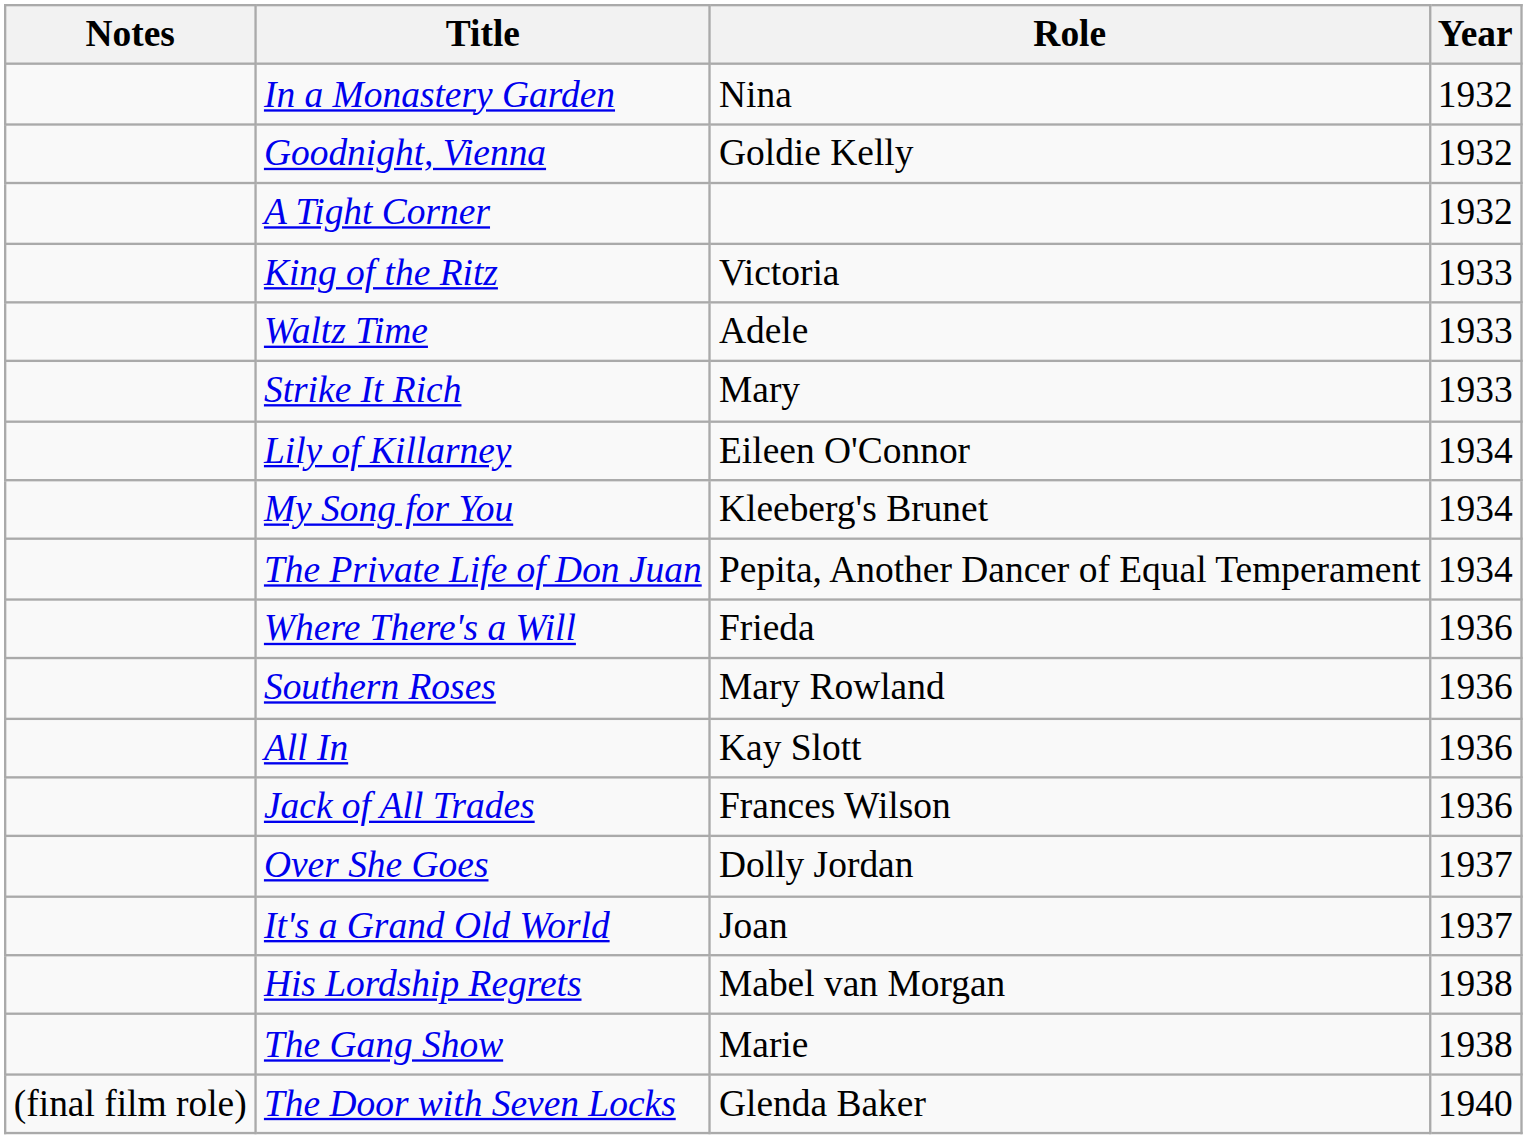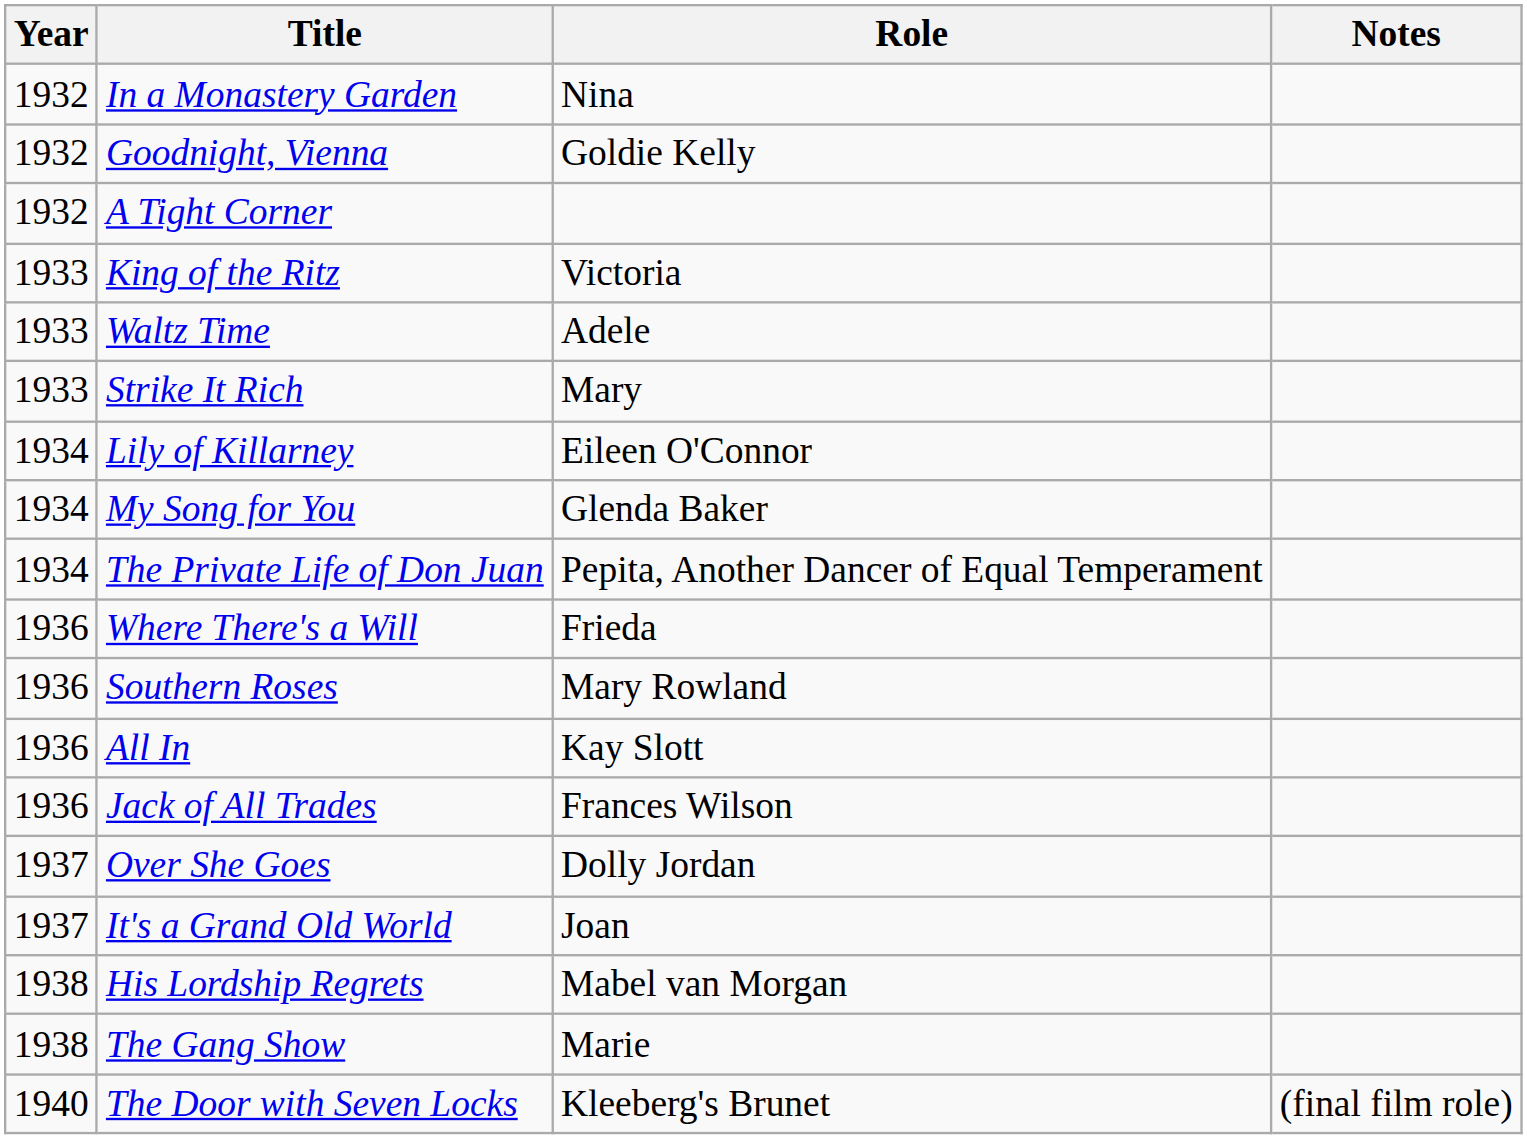columns swapped: (1475, 34) <-> (130, 34)
(854, 509) Kleeberg's Brunet -> (664, 509) Glenda Baker
(822, 1102) Glenda Baker -> (696, 1102) Kleeberg's Brunet
